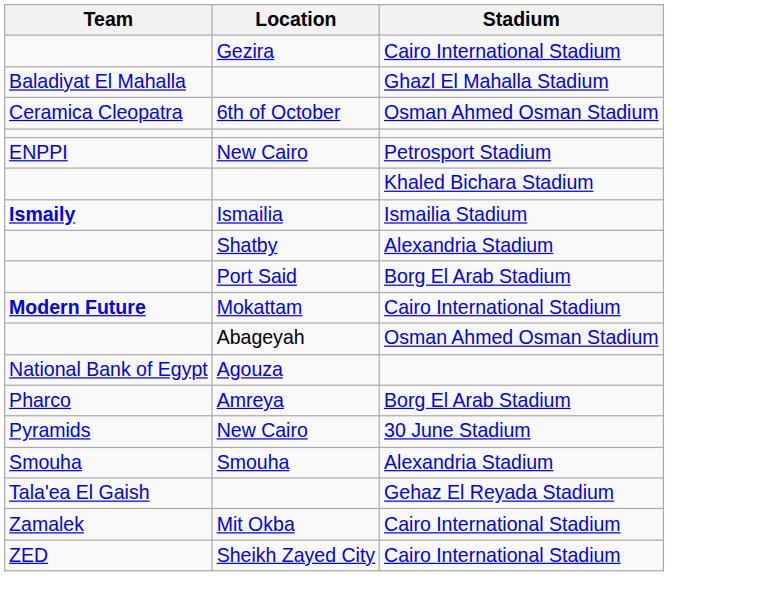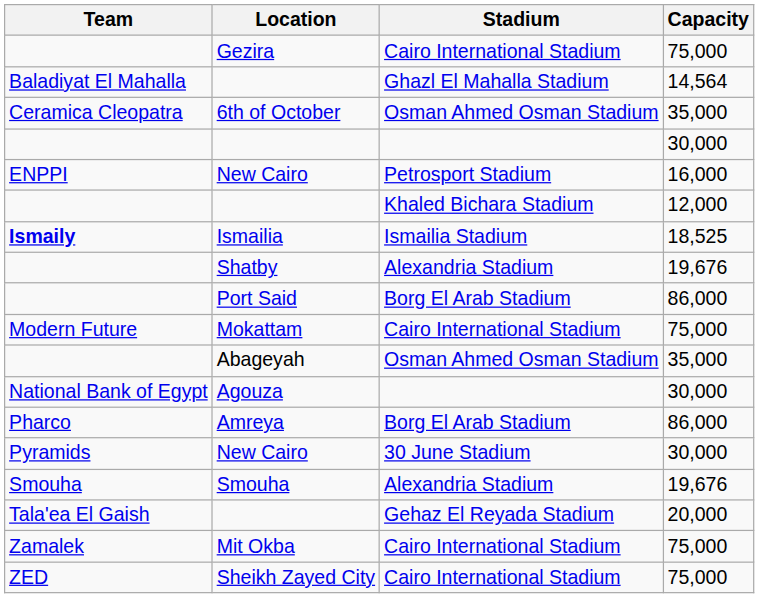+ column: (708, 19)
(77, 307) bold -> (73, 329) normal
